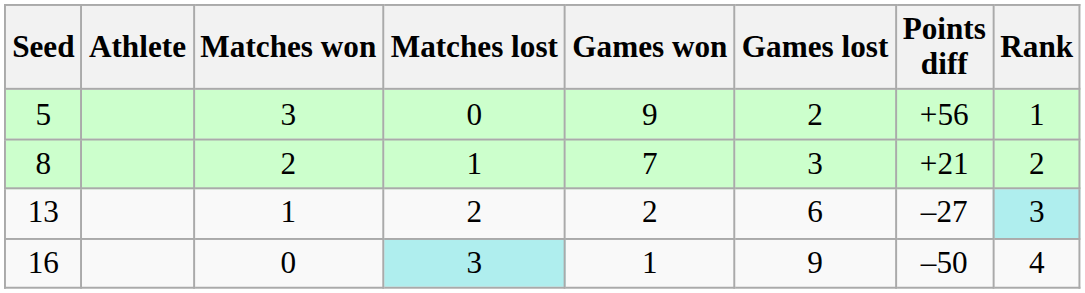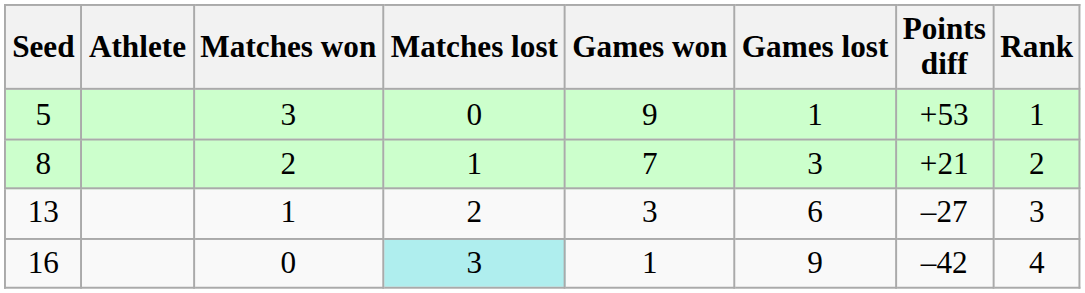(815, 113) 2 -> (815, 113) 1
(944, 113) +56 -> (944, 113) +53
(650, 212) 2 -> (650, 212) 3
(1037, 212) paleturquoise background -> (1037, 212) no background
(944, 262) –50 -> (944, 262) –42
